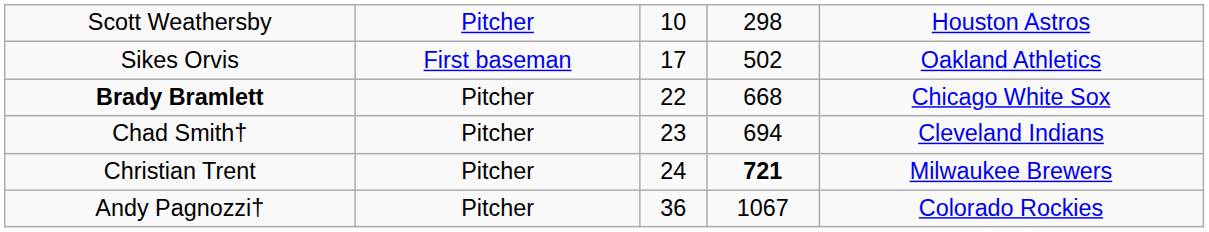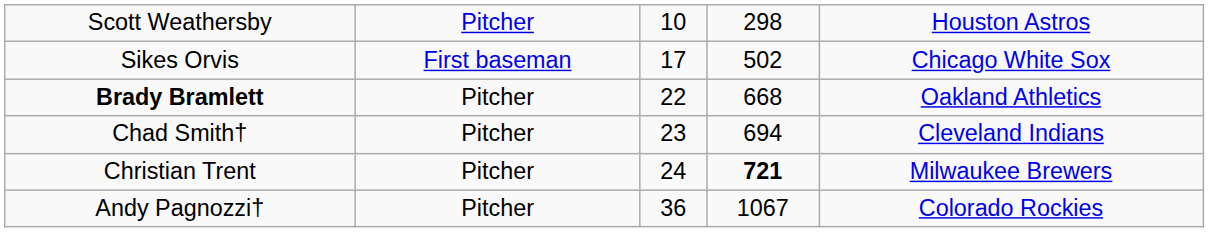(1011, 60) Oakland Athletics -> (1011, 60) Chicago White Sox
(1011, 97) Chicago White Sox -> (1011, 97) Oakland Athletics
